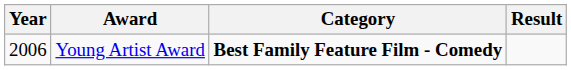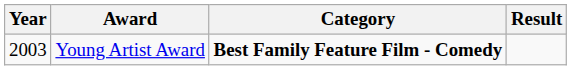(28, 49) 2006 -> (28, 49) 2003
